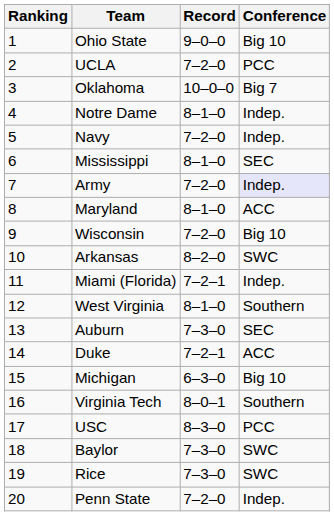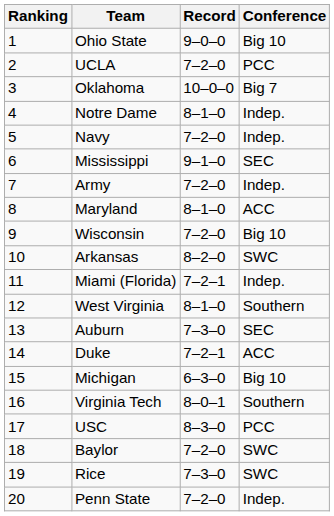(204, 161) 8–1–0 -> (204, 161) 9–1–0
(264, 185) lavender background -> (264, 185) no background
(204, 450) 7–3–0 -> (204, 450) 7–2–0
